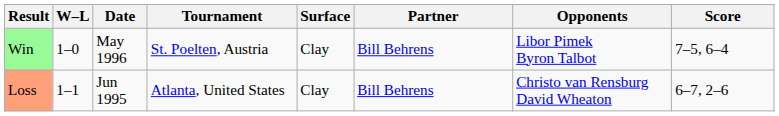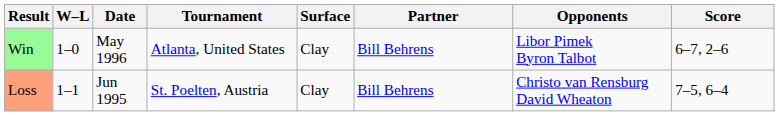(210, 49) St. Poelten, Austria -> (218, 49) Atlanta, United States
(702, 49) 7–5, 6–4 -> (702, 49) 6–7, 2–6
(218, 90) Atlanta, United States -> (210, 90) St. Poelten, Austria
(702, 90) 6–7, 2–6 -> (702, 90) 7–5, 6–4
